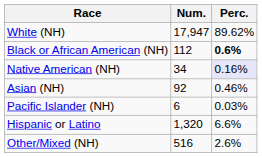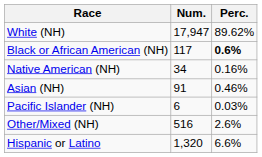(183, 50) 112 -> (183, 50) 117
(231, 69) lavender background -> (231, 69) no background
(180, 87) 92 -> (180, 87) 91
rows swapped: (53, 143) <-> (54, 124)
